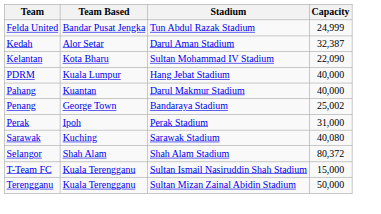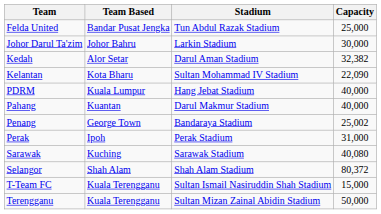(331, 28) 24,999 -> (355, 28) 25,000
+ row: (45, 43)
(331, 43) 32,387 -> (355, 59) 32,382
